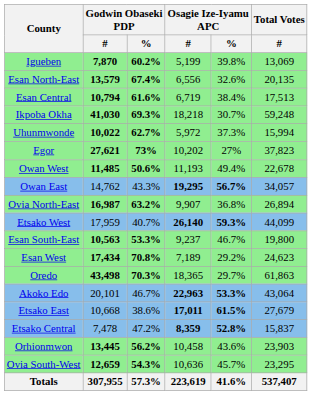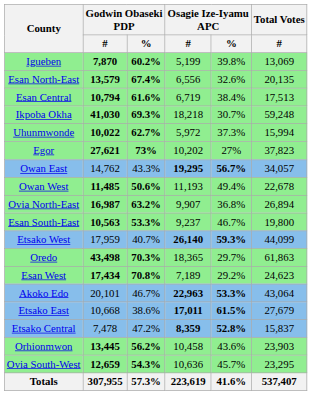rows swapped: (44, 186) <-> (44, 168)
rows swapped: (44, 222) <-> (44, 239)
rows swapped: (44, 275) <-> (44, 257)
